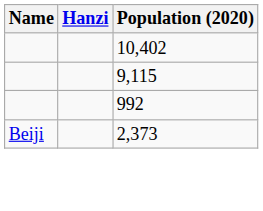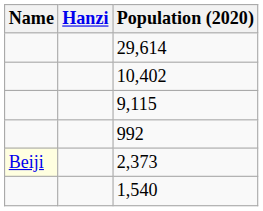+ row: (142, 47)
(26, 133) no background -> (26, 162) lightyellow background
+ row: (137, 190)
